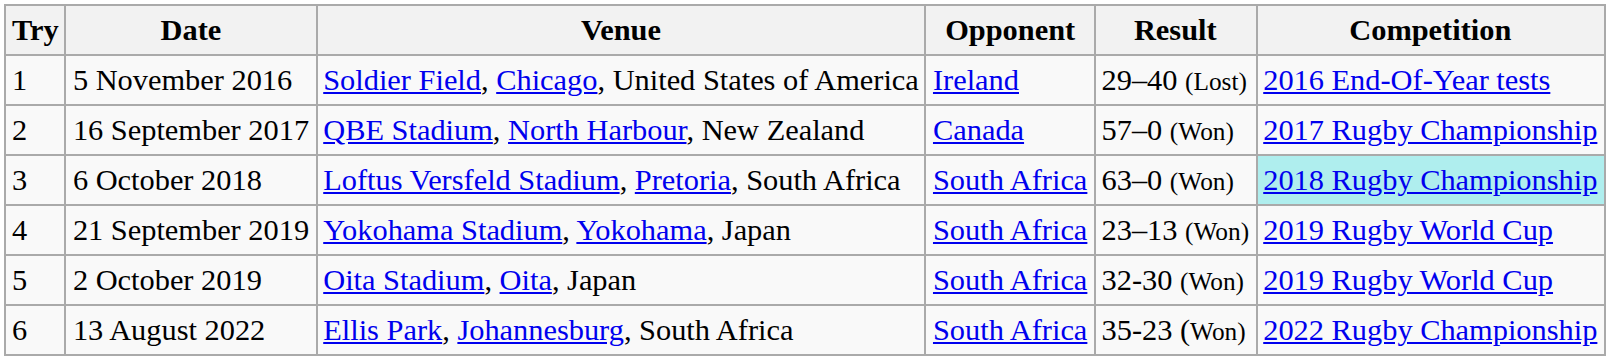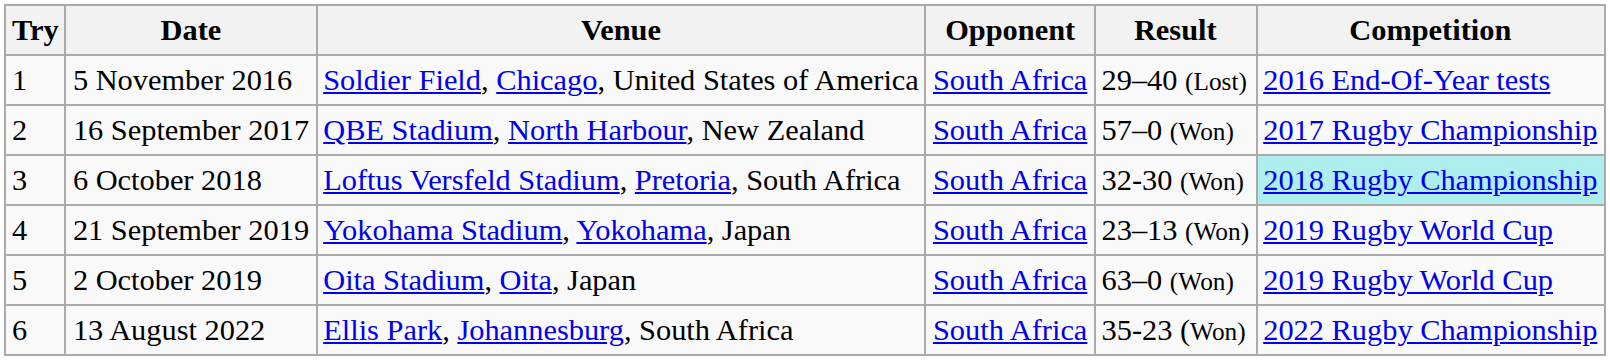(976, 79) Ireland -> (1010, 79) South Africa
(979, 130) Canada -> (1010, 130) South Africa
(1168, 180) 63–0 (Won) -> (1173, 180) 32-30 (Won)
(1173, 280) 32-30 (Won) -> (1168, 280) 63–0 (Won)
